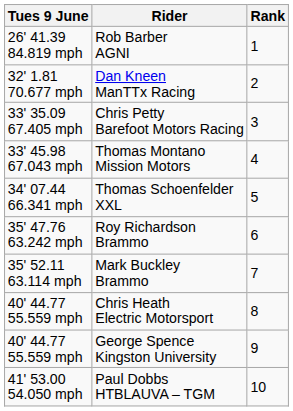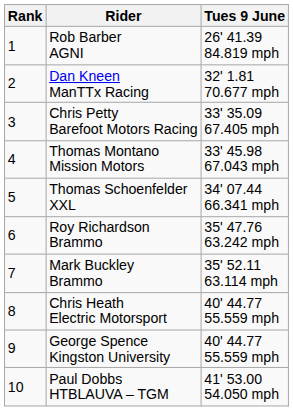columns swapped: (268, 15) <-> (48, 15)
